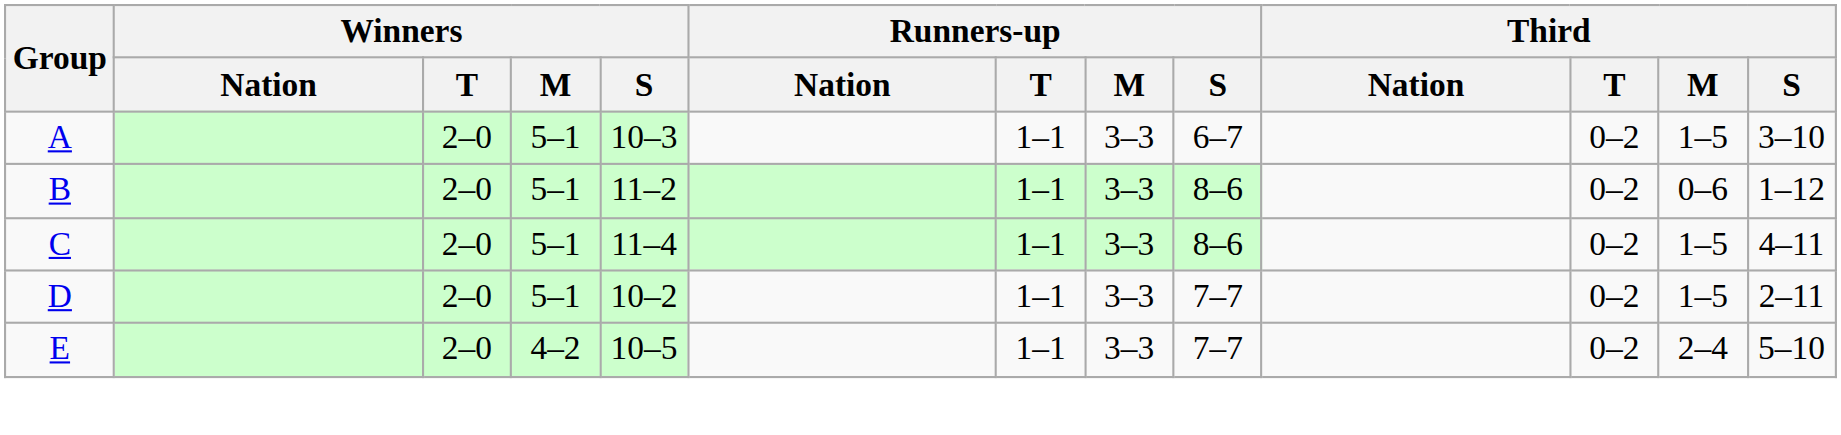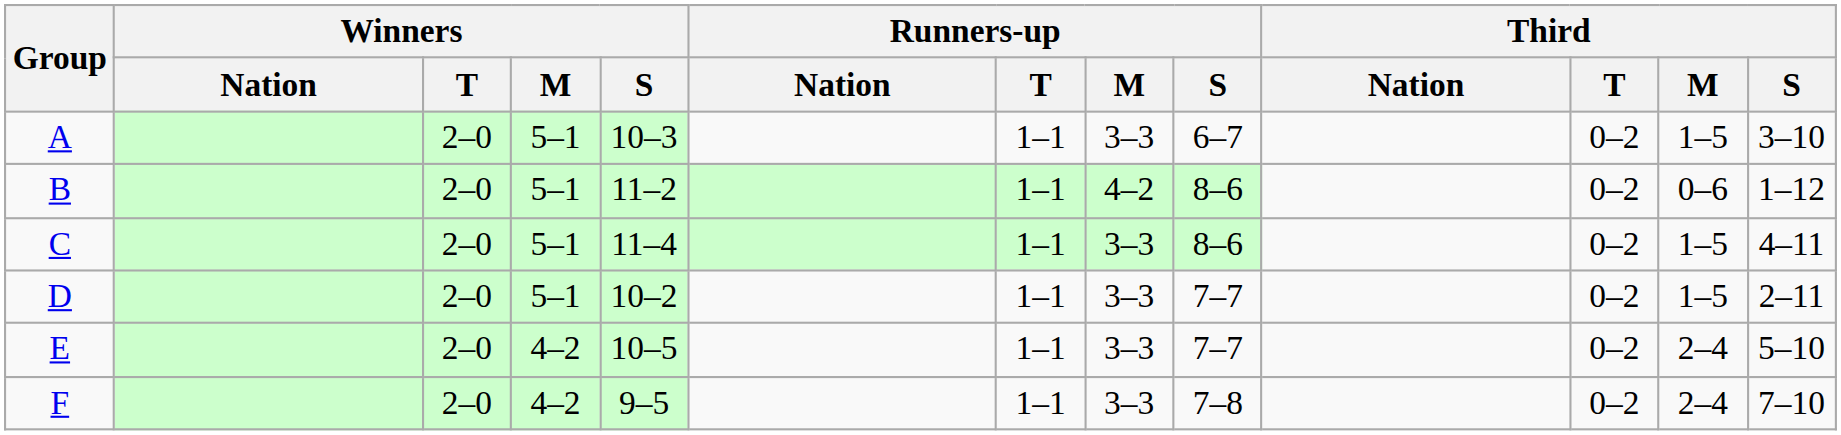(1129, 190) 3–3 -> (1129, 190) 4–2
+ row: (60, 402)
